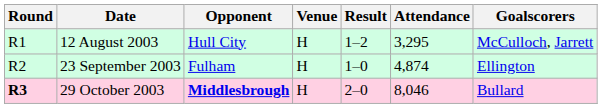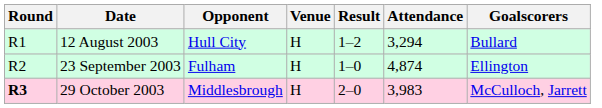(411, 41) 3,295 -> (405, 41) 3,294
(535, 41) McCulloch, Jarrett -> (494, 41) Bullard
(239, 90) bold -> (235, 90) normal
(411, 90) 8,046 -> (405, 90) 3,983
(500, 90) Bullard -> (529, 90) McCulloch, Jarrett
